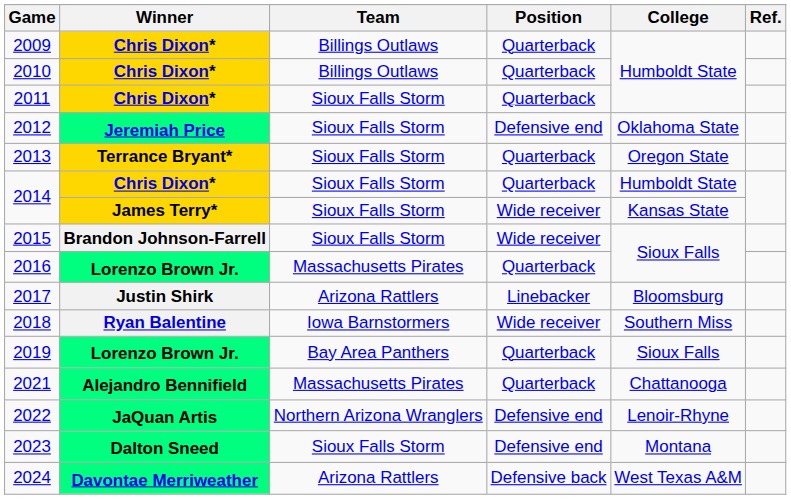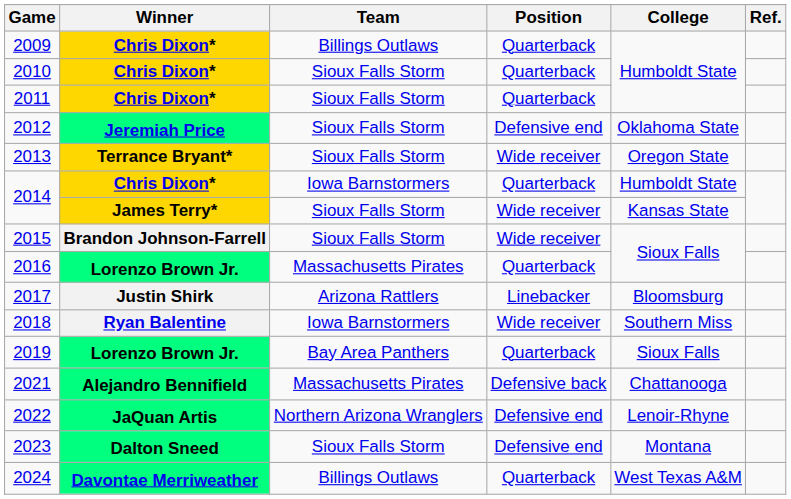(378, 71) Billings Outlaws -> (378, 71) Sioux Falls Storm
(549, 157) Quarterback -> (549, 157) Wide receiver
(378, 183) Sioux Falls Storm -> (378, 183) Iowa Barnstormers
(549, 383) Quarterback -> (549, 383) Defensive back
(378, 478) Arizona Rattlers -> (378, 478) Billings Outlaws
(549, 478) Defensive back -> (549, 478) Quarterback
